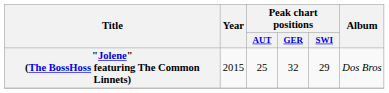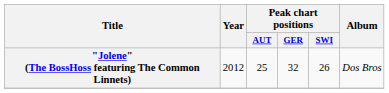(233, 68) 2015 -> (233, 68) 2012
(324, 68) 29 -> (324, 68) 26
